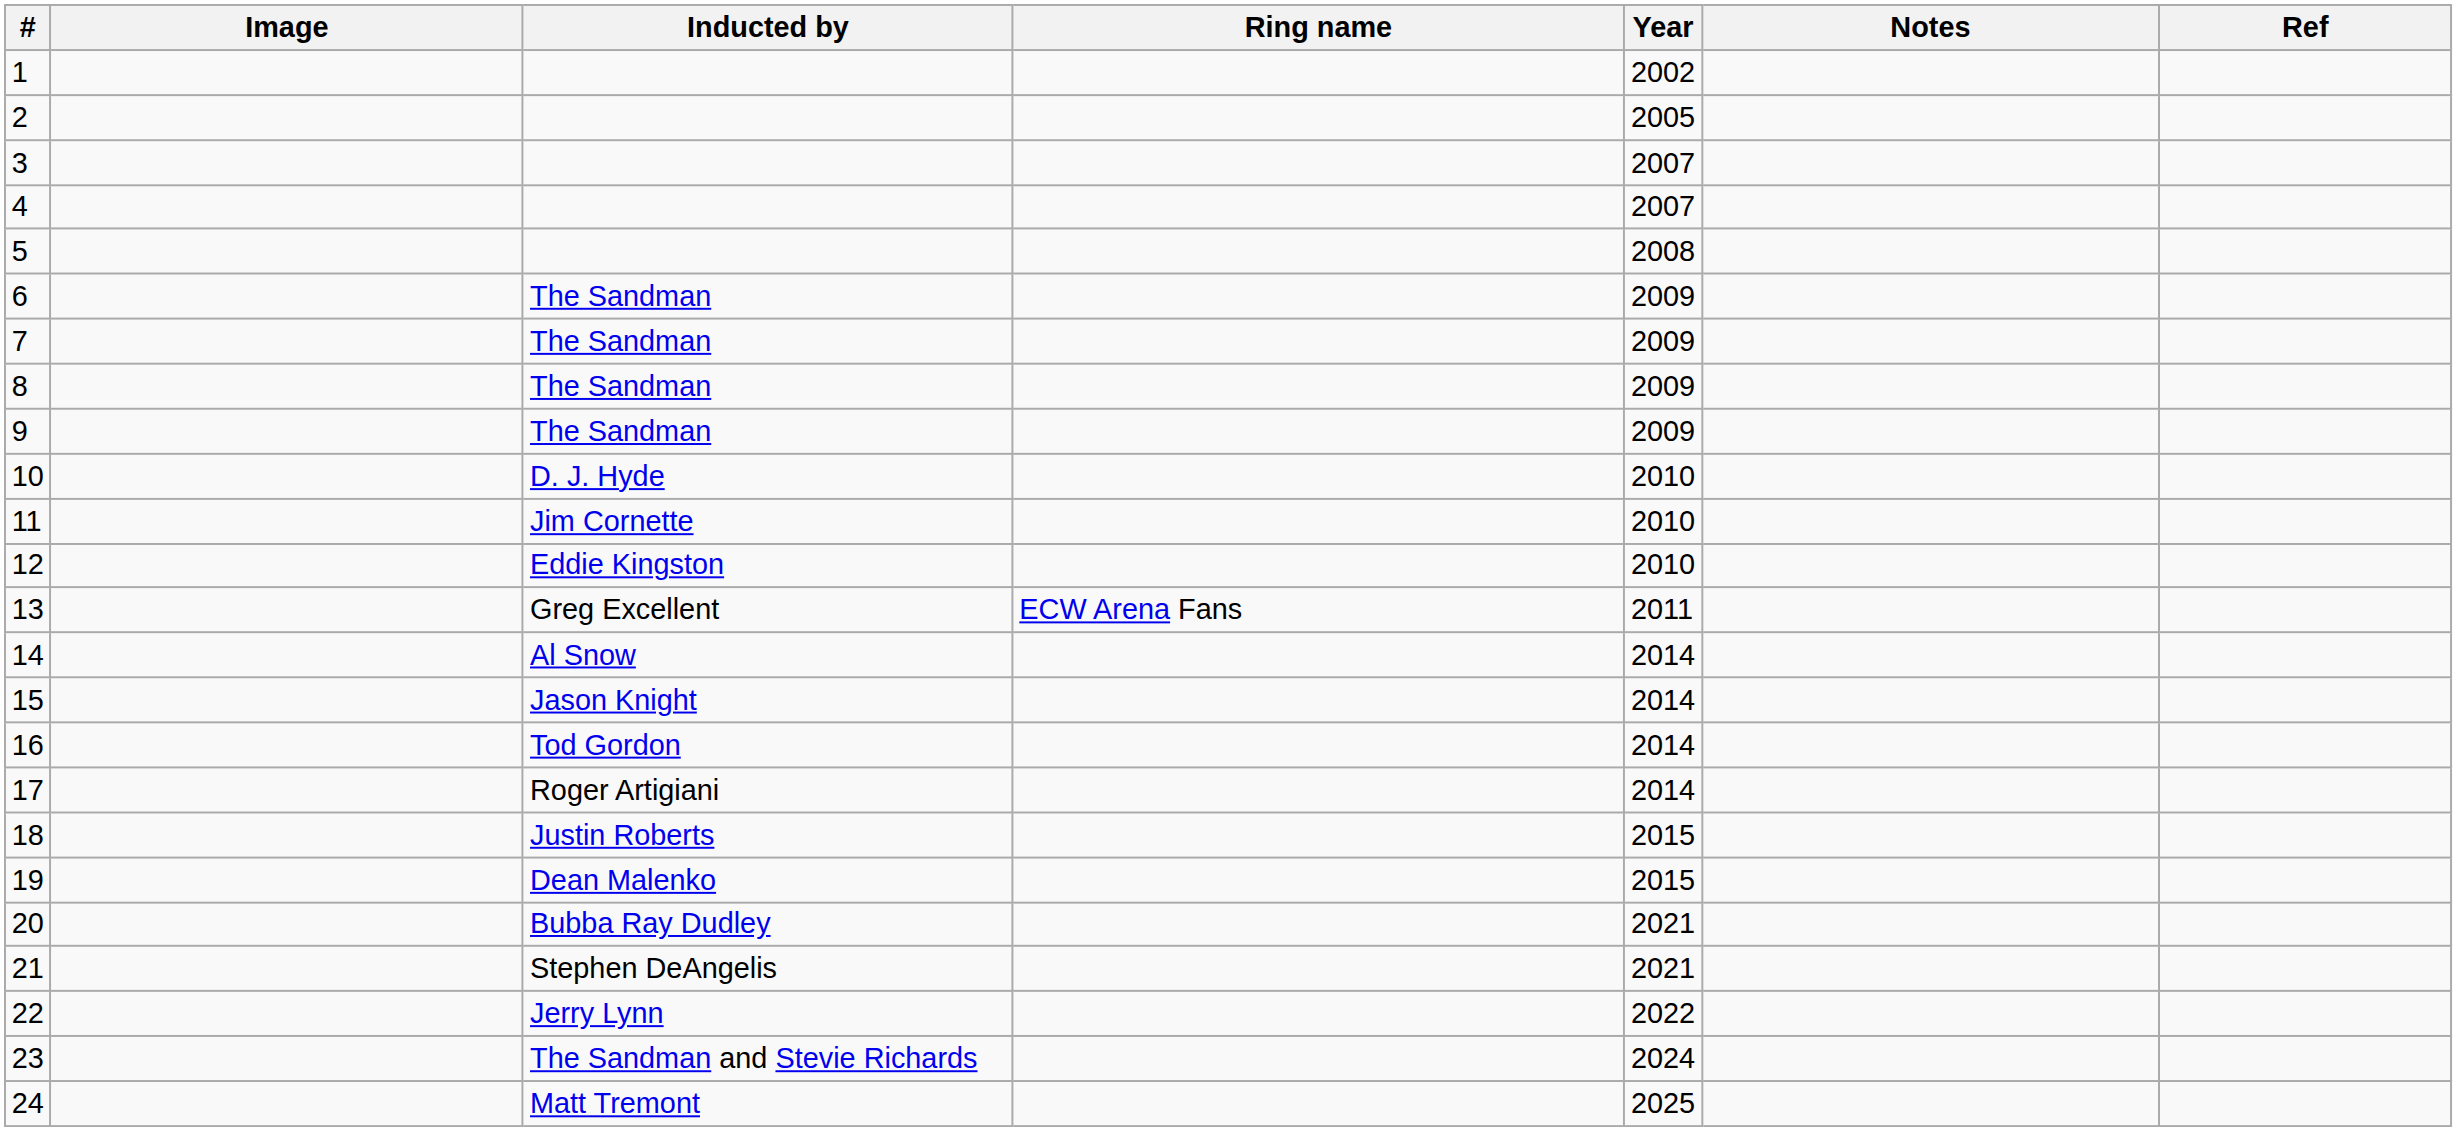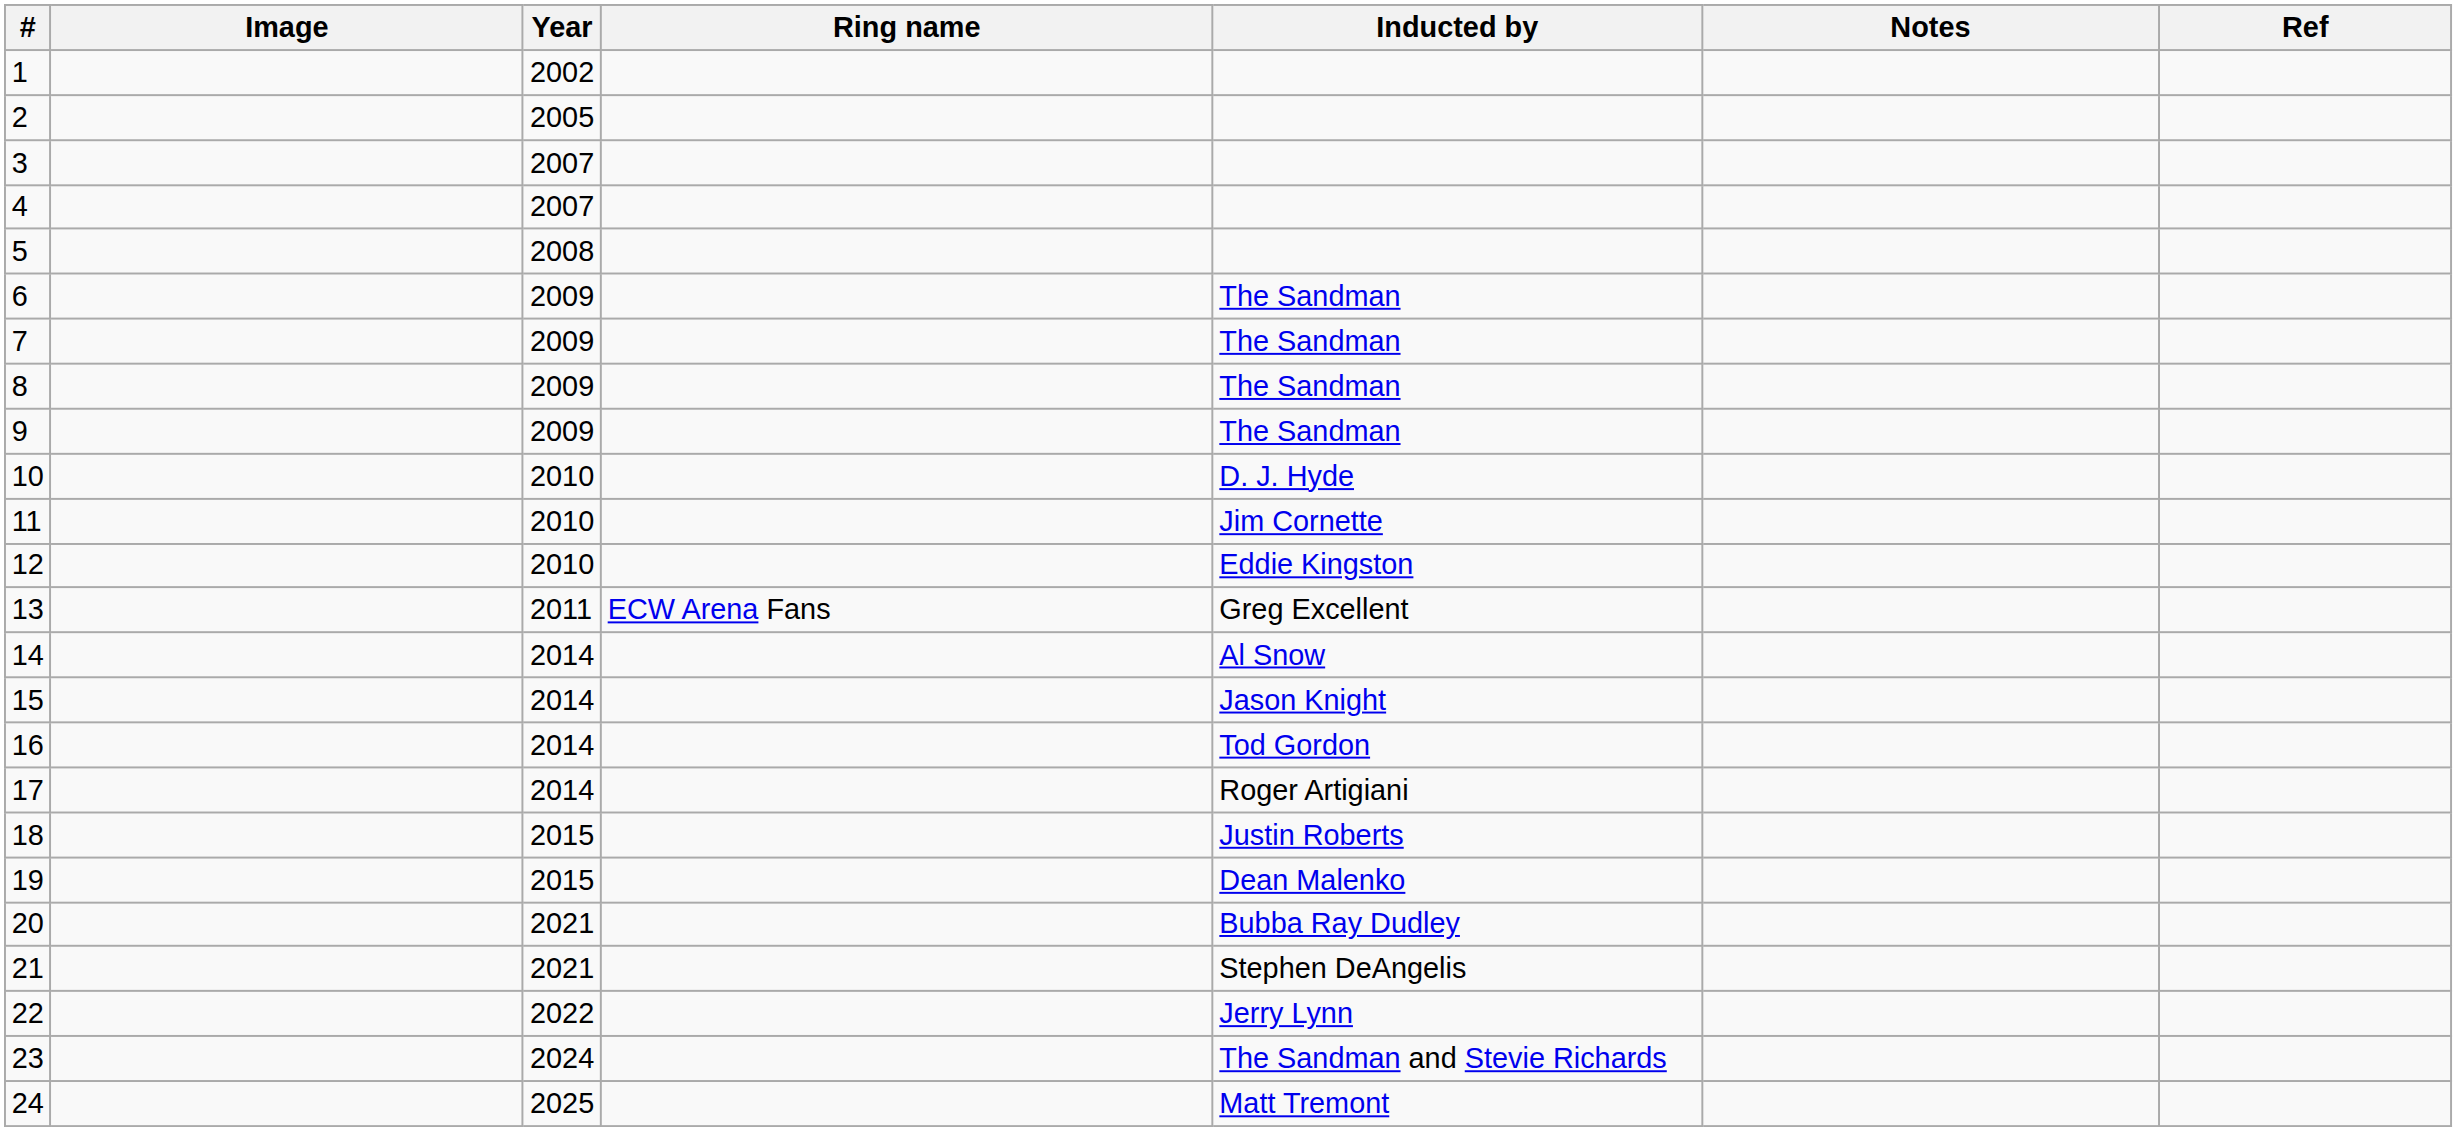columns swapped: (1663, 27) <-> (768, 27)
